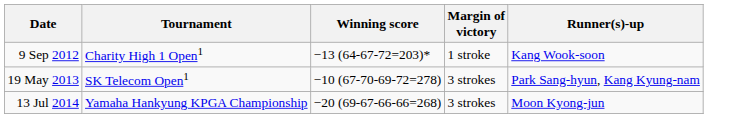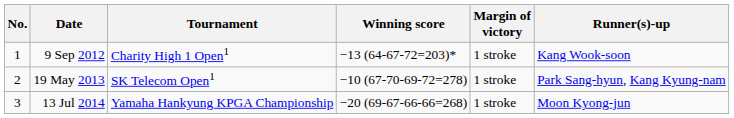+ column: (17, 23)
(471, 79) 3 strokes -> (495, 79) 1 stroke
(471, 103) 3 strokes -> (495, 103) 1 stroke
